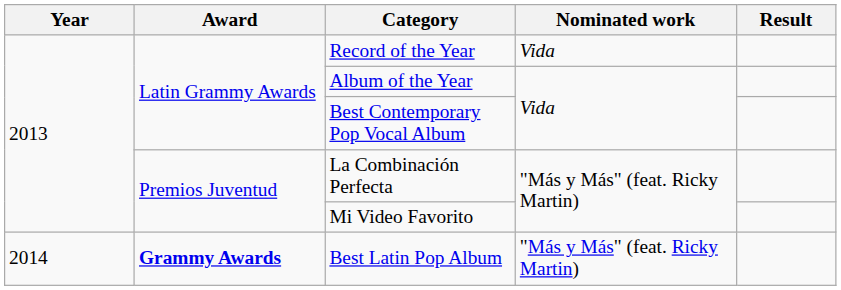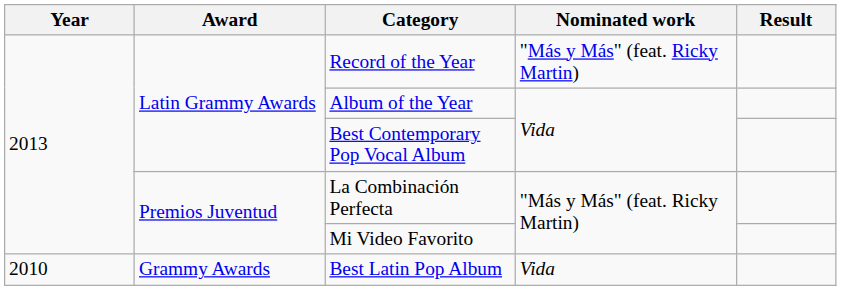(537, 50) Vida -> (619, 61) "Más y Más" (feat. Ricky Martin)
(28, 258) 2014 -> (28, 269) 2010
(210, 258) bold -> (205, 269) normal
(619, 258) "Más y Más" (feat. Ricky Martin) -> (537, 269) Vida
